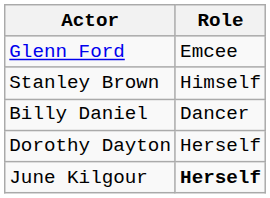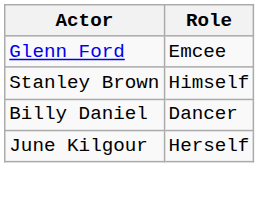- row: (90, 146)
(221, 177) bold -> (209, 146) normal
